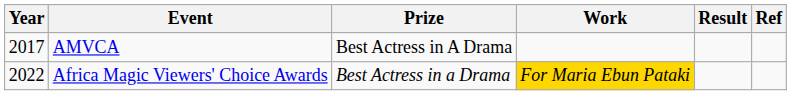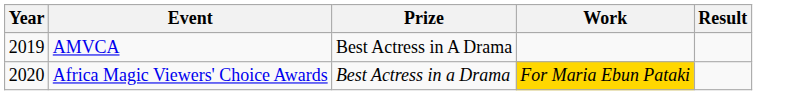- column: (769, 18)
(27, 47) 2017 -> (27, 47) 2019
(27, 75) 2022 -> (27, 75) 2020
